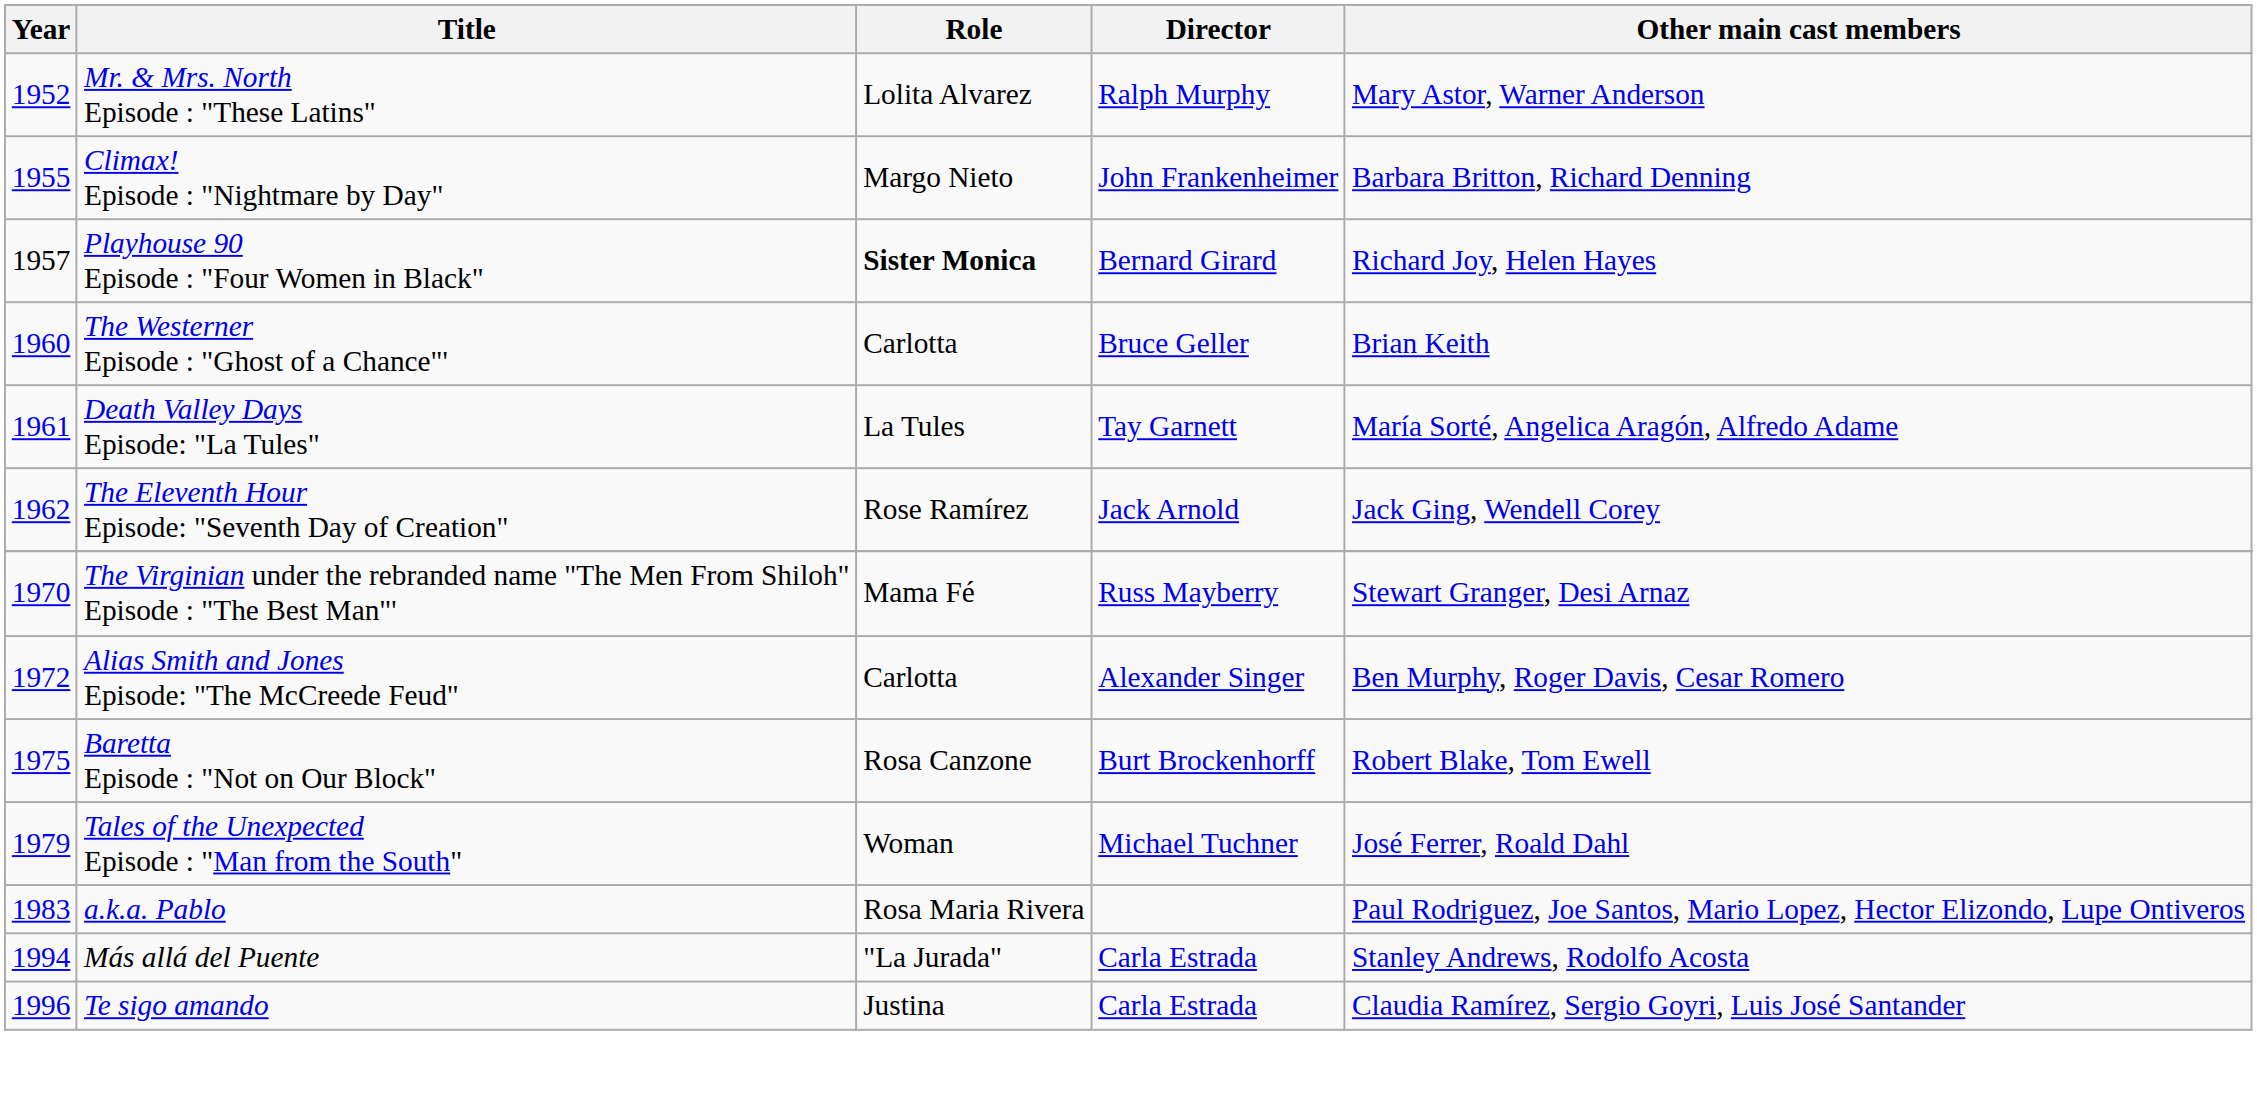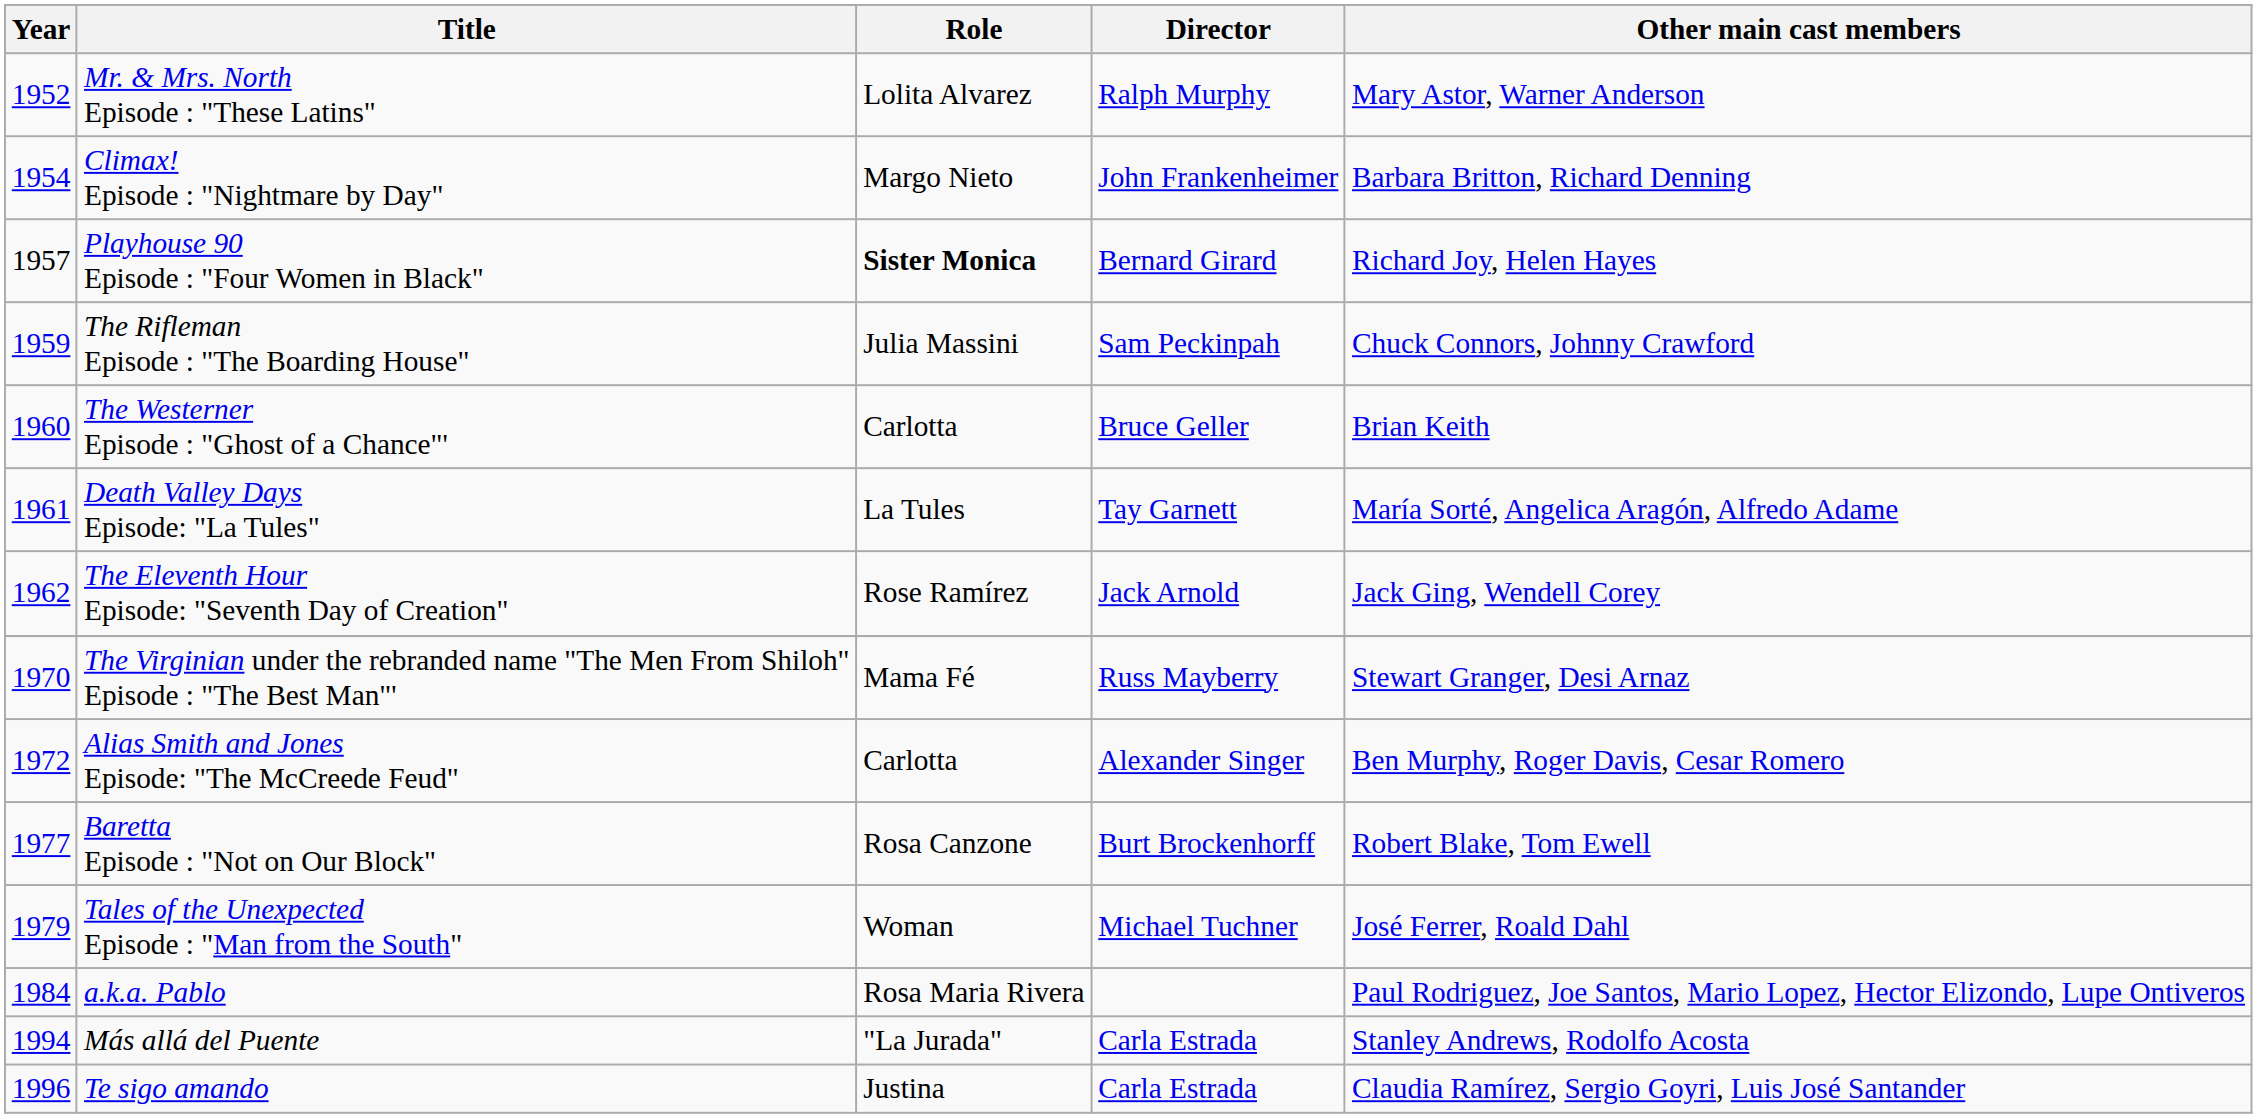(41, 177) 1955 -> (41, 177) 1954
+ row: (277, 343)
(41, 759) 1975 -> (41, 842) 1977
(41, 908) 1983 -> (41, 991) 1984
